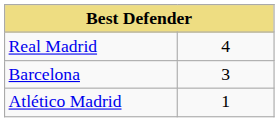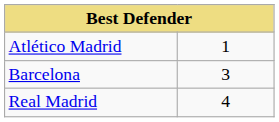rows swapped: (53, 46) <-> (65, 102)
